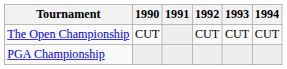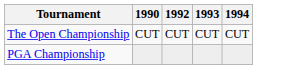- column: (177, 14)
